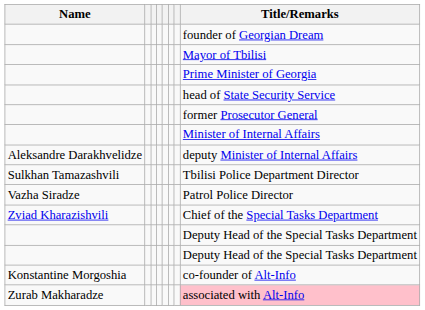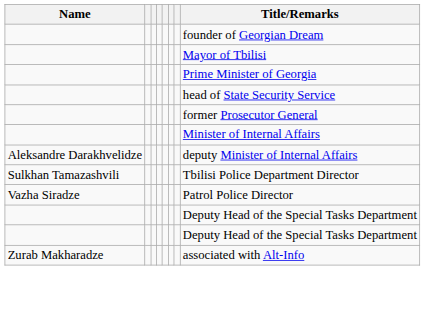- row: (58, 214)
- row: (67, 275)
(244, 295) pink background -> (244, 255) no background
